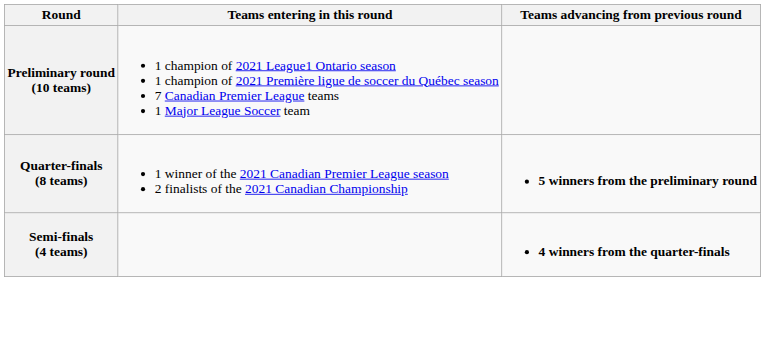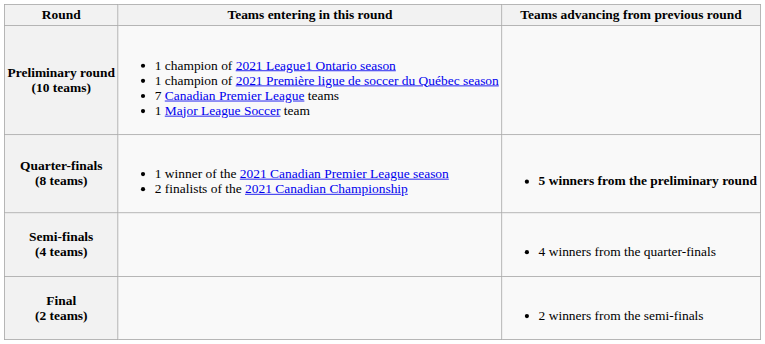(631, 252) bold -> (631, 252) normal
+ row: (61, 307)
